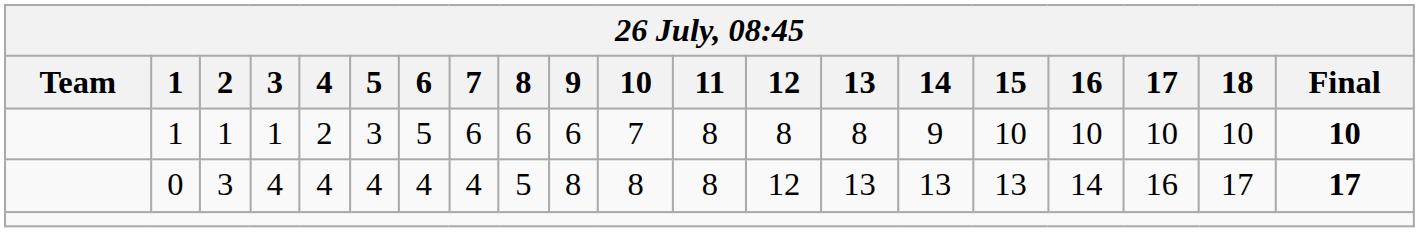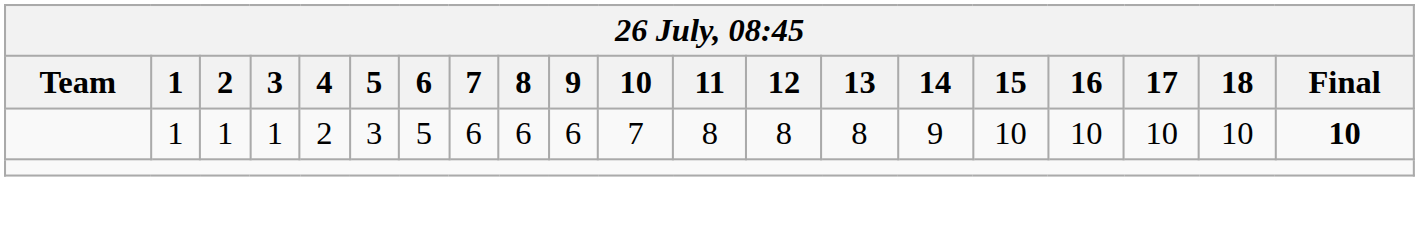- row: (175, 184)
